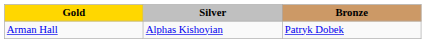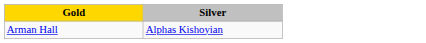- column: (352, 13)
